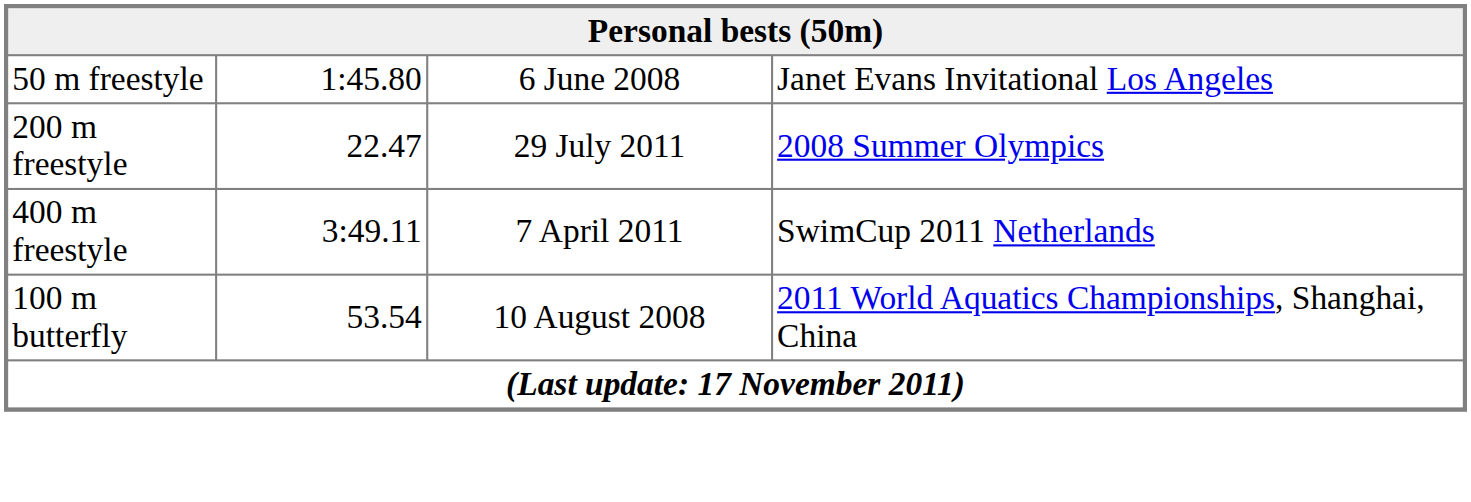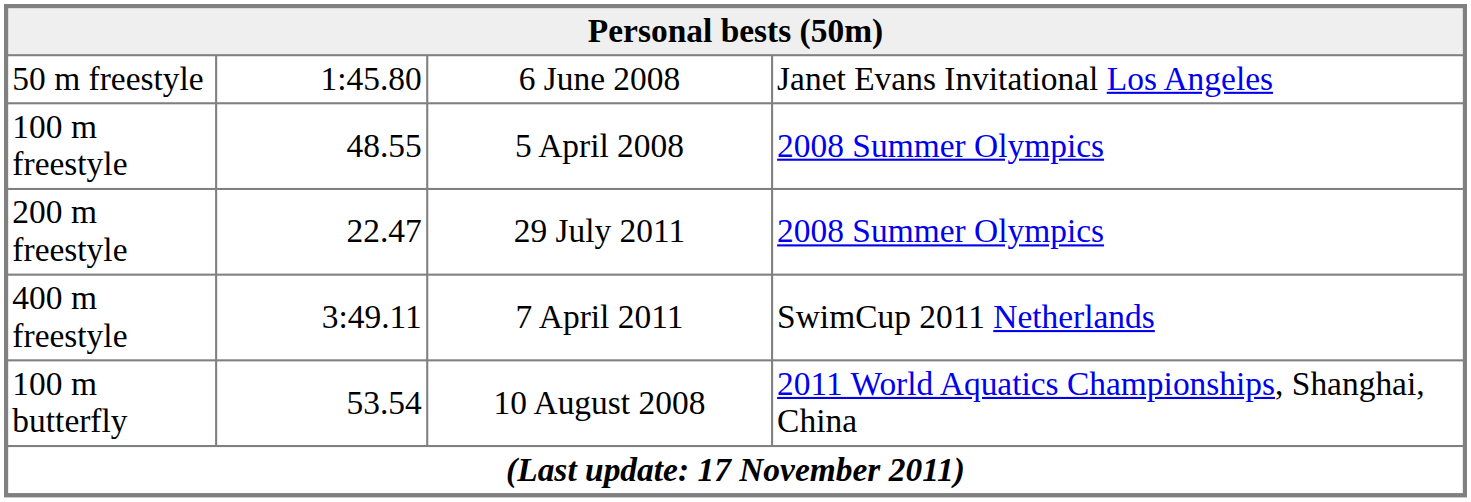+ row: (70, 145)
